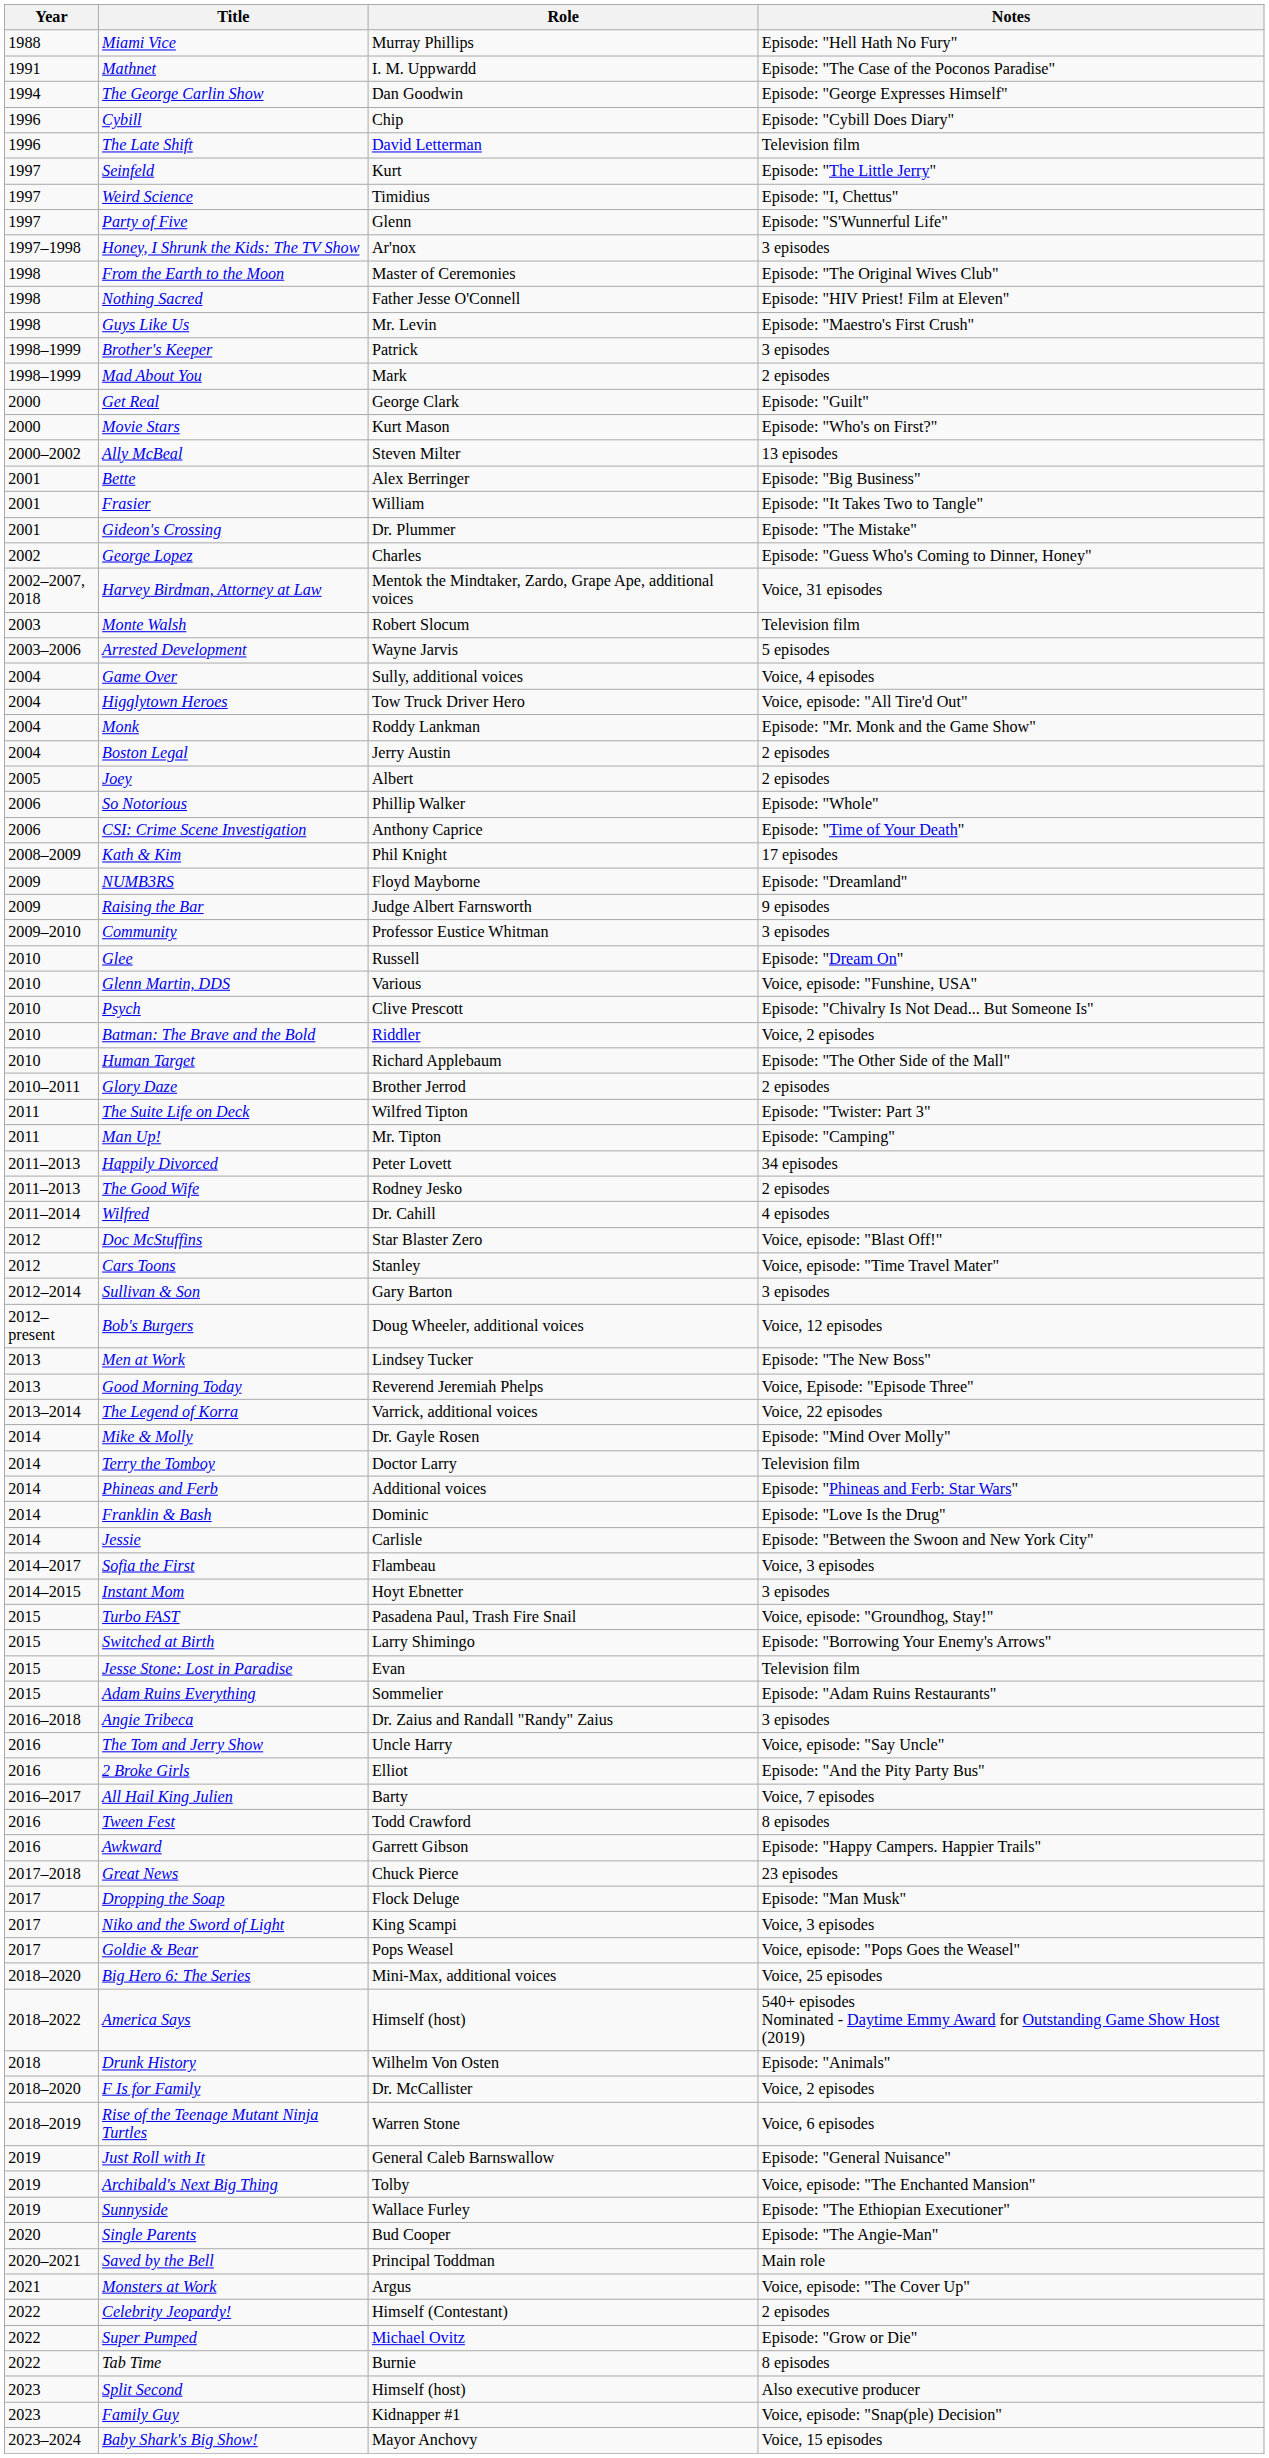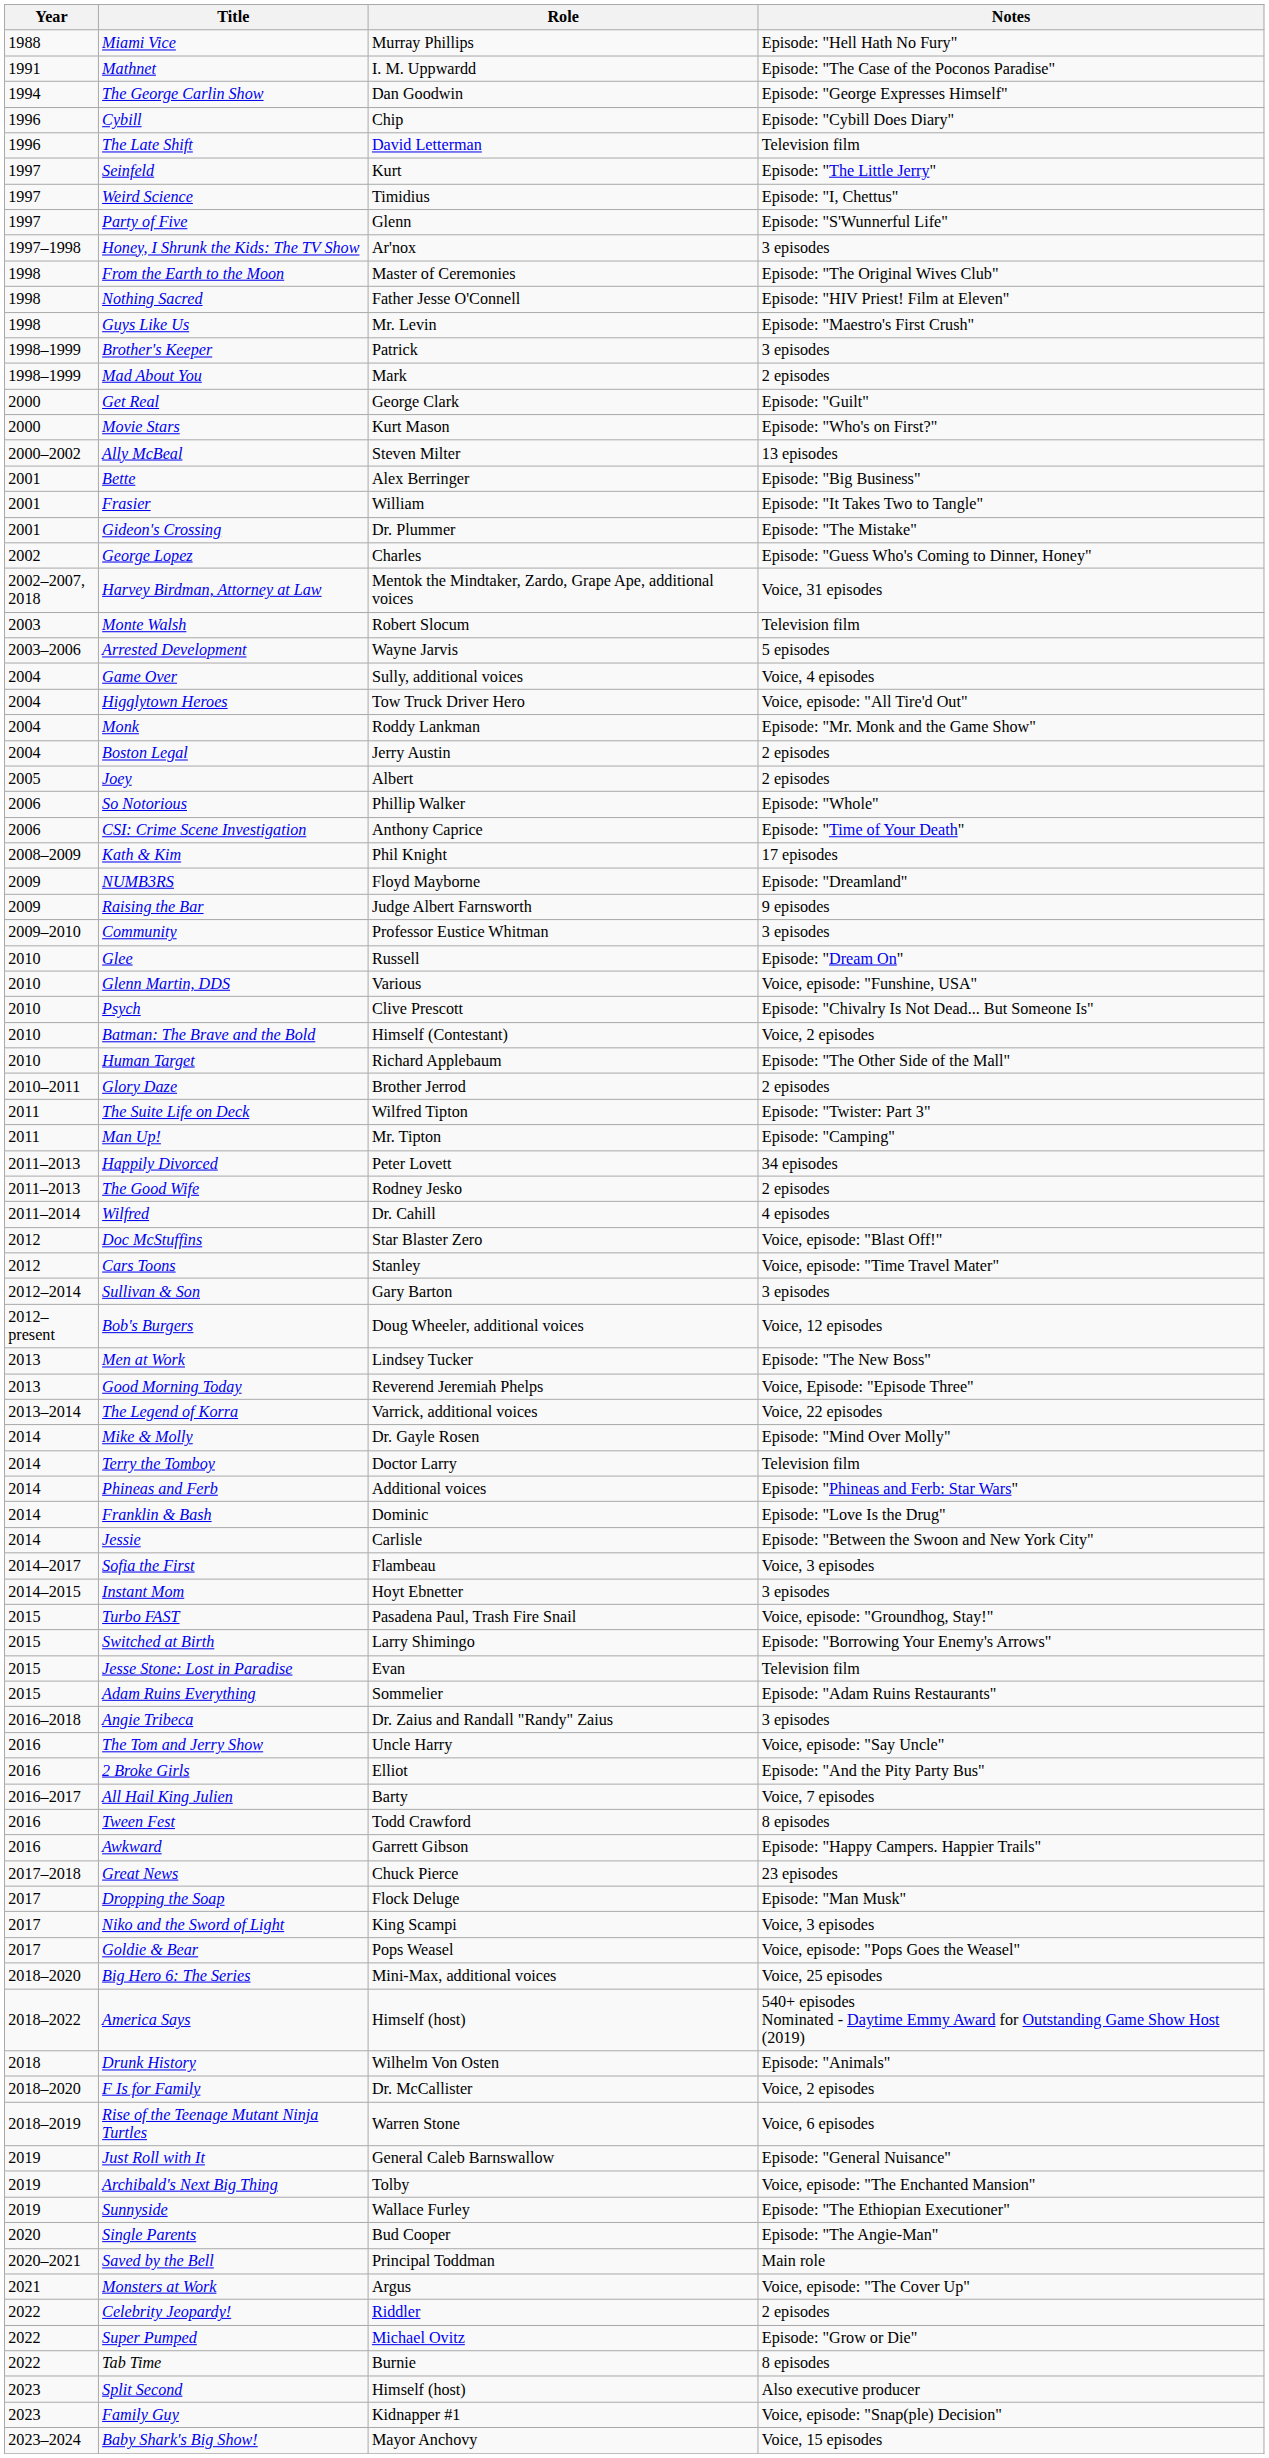(396, 1035) Riddler -> (440, 1035) Himself (Contestant)
(440, 2312) Himself (Contestant) -> (396, 2312) Riddler
